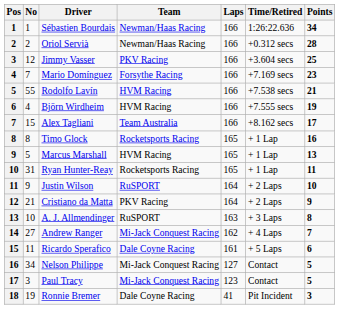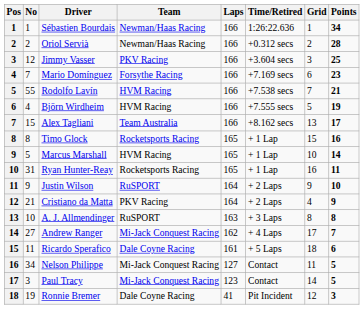+ column: (317, 12)
(312, 154) 13 -> (336, 154) 14
